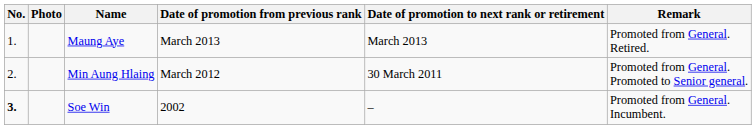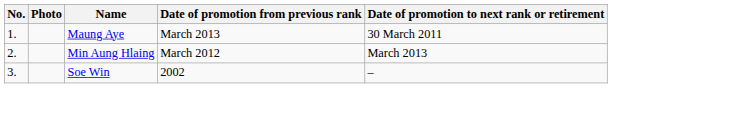- column: (679, 14)
(397, 40) March 2013 -> (405, 33) 30 March 2011
(405, 74) 30 March 2011 -> (397, 53) March 2013
(12, 107) bold -> (12, 72) normal
